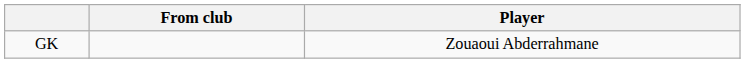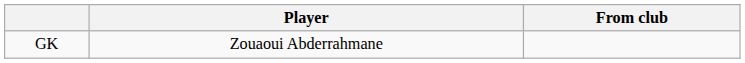columns swapped: (522, 17) <-> (196, 17)
